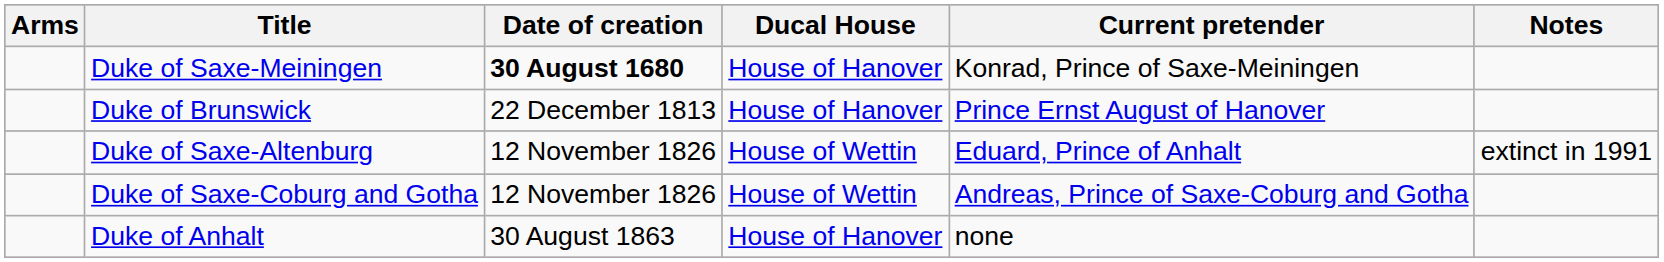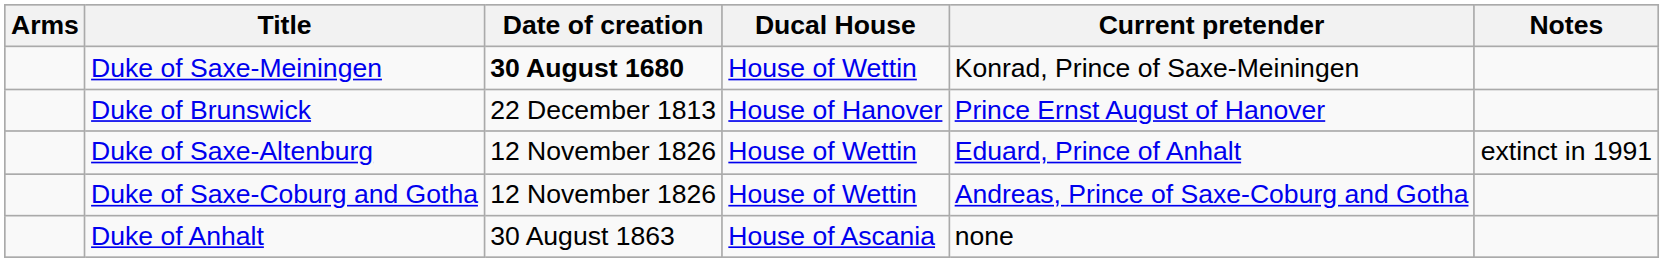(835, 67) House of Hanover -> (823, 67) House of Wettin
(835, 236) House of Hanover -> (832, 236) House of Ascania
